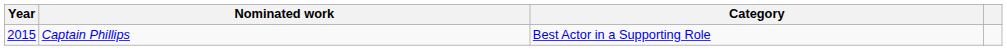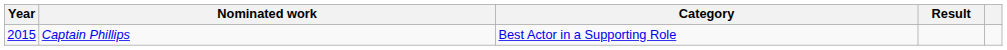+ column: (951, 14)
